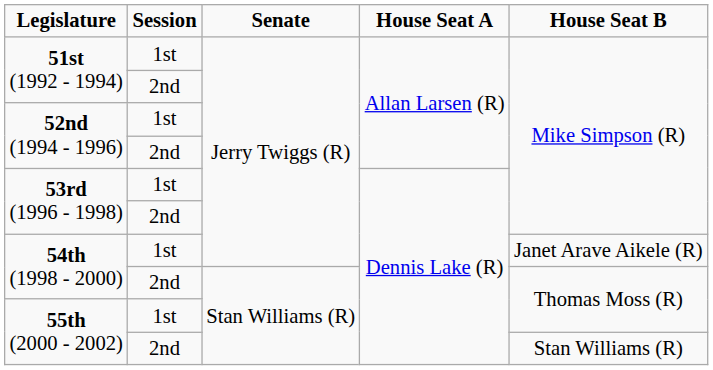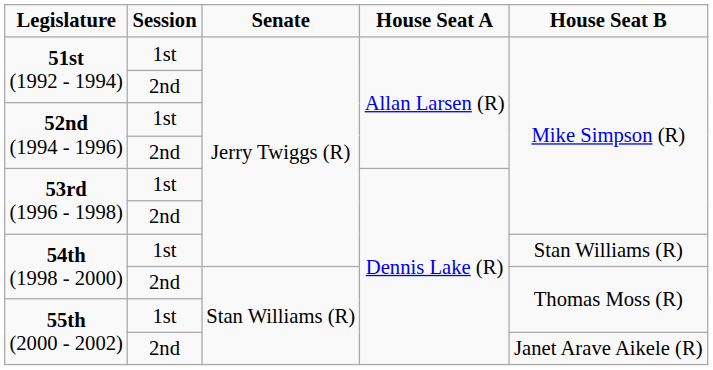(608, 250) Janet Arave Aikele (R) -> (608, 250) Stan Williams (R)
(608, 348) Stan Williams (R) -> (608, 348) Janet Arave Aikele (R)
